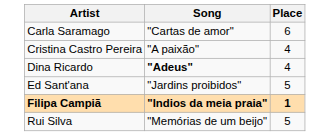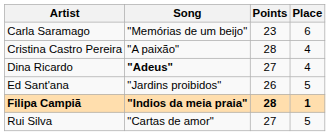+ column: (270, 13)
(191, 31) "Cartas de amor" -> (187, 31) "Memórias de um beijo"
(207, 121) "Memórias de um beijo" -> (171, 121) "Cartas de amor"
